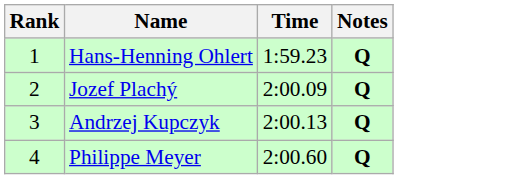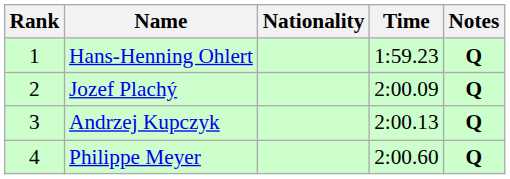+ column: (314, 21)
